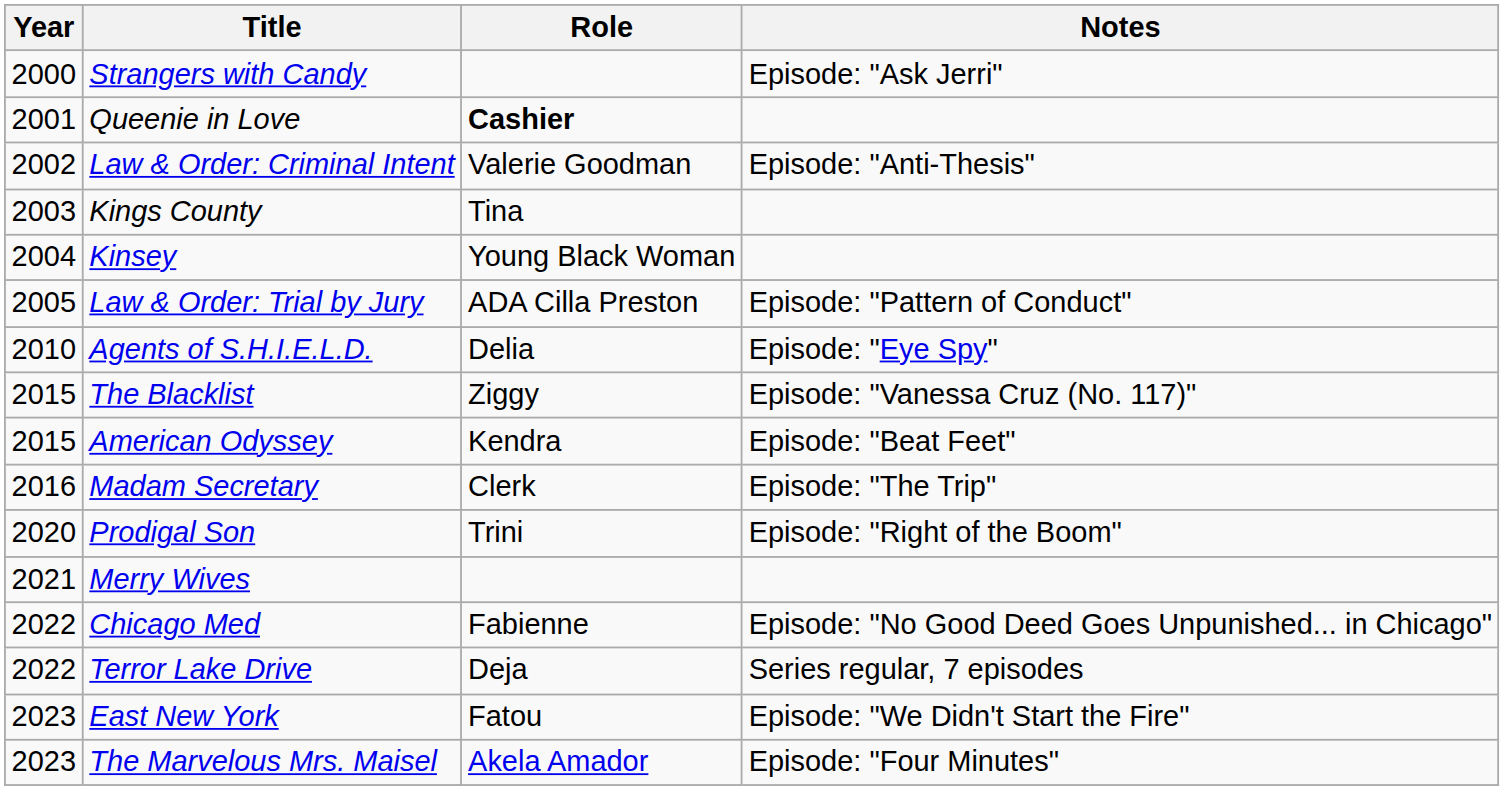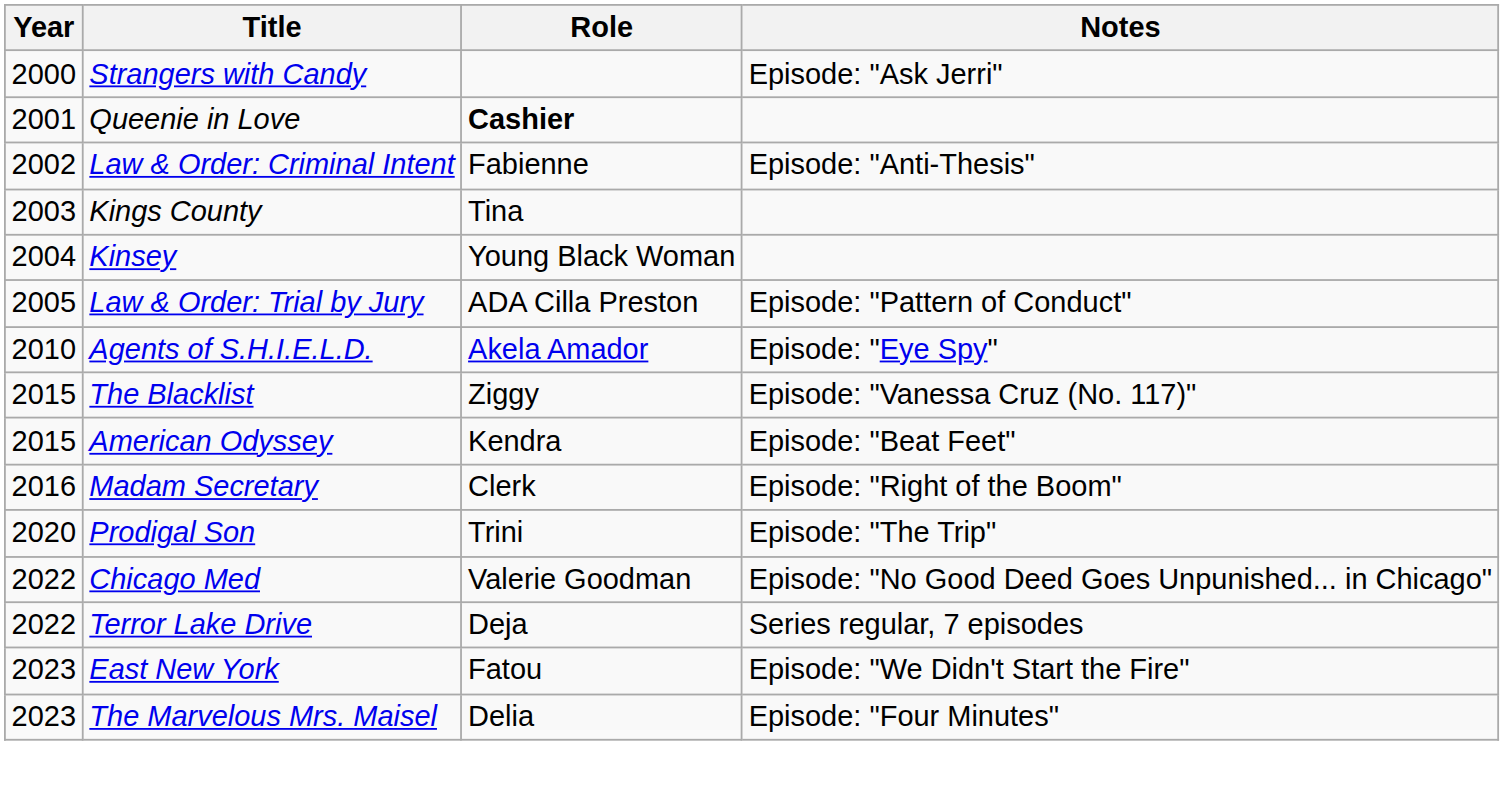(580, 165) Valerie Goodman -> (528, 165) Fabienne
(501, 348) Delia -> (558, 348) Akela Amador
(872, 486) Episode: "The Trip" -> (935, 486) Episode: "Right of the Boom"
(935, 532) Episode: "Right of the Boom" -> (872, 532) Episode: "The Trip"
- row: (170, 578)
(528, 624) Fabienne -> (580, 578) Valerie Goodman
(558, 762) Akela Amador -> (501, 716) Delia
